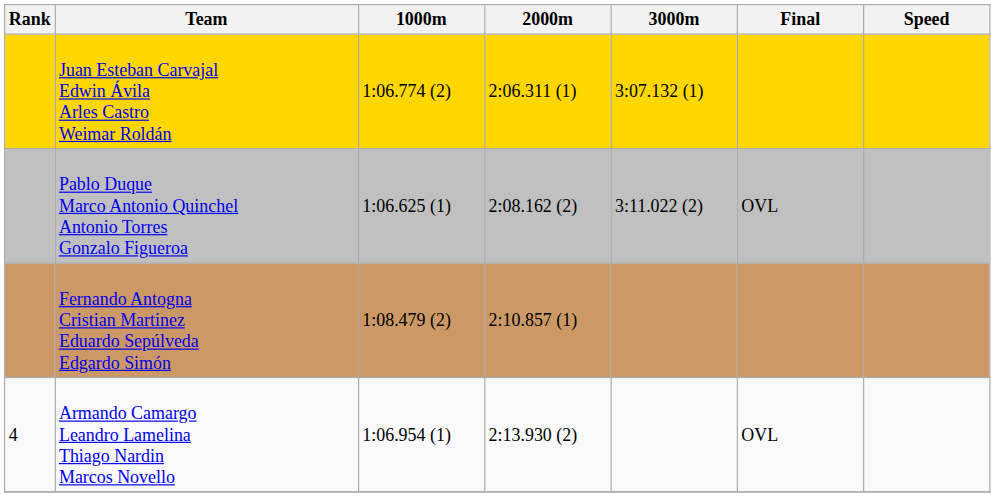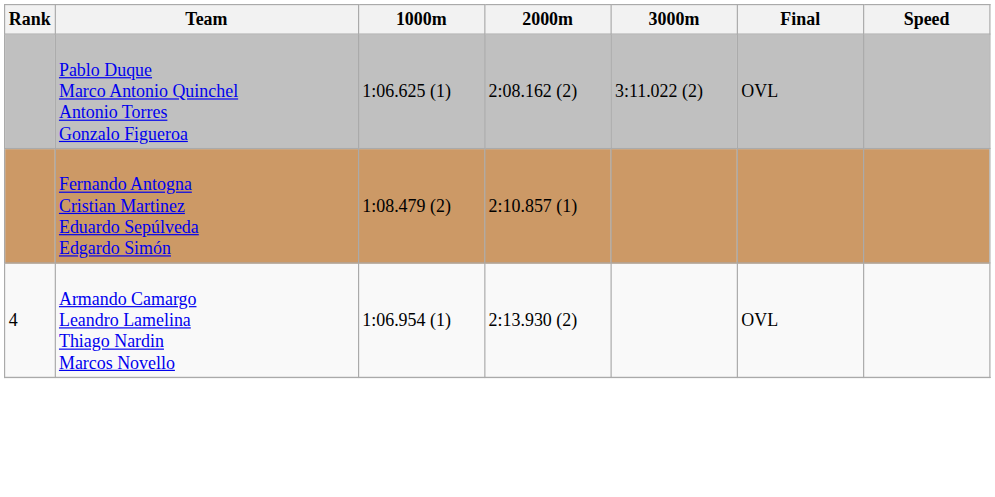- row: (139, 102)
